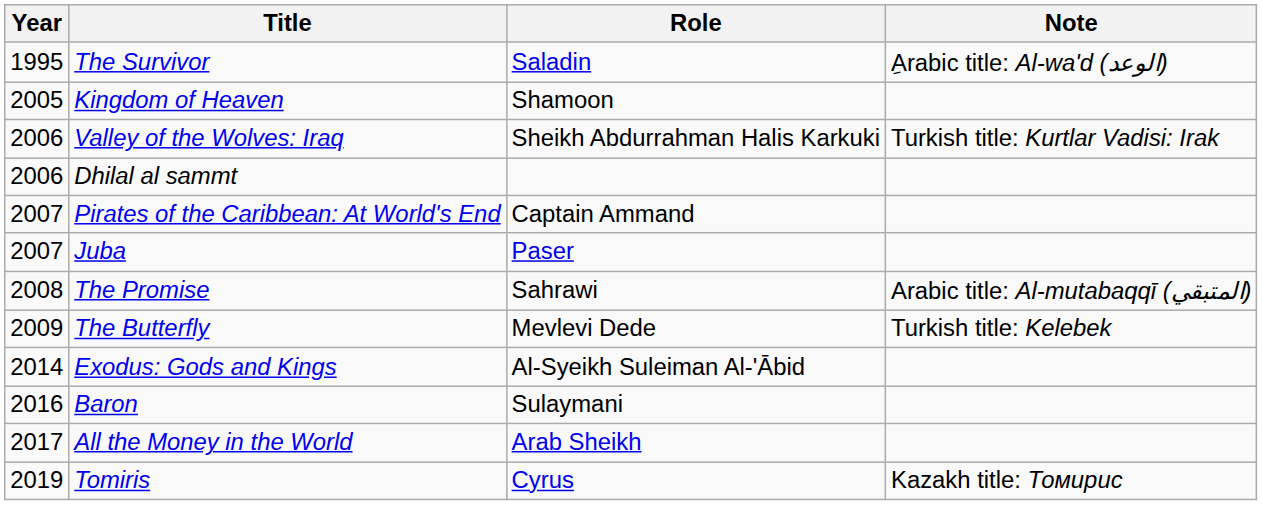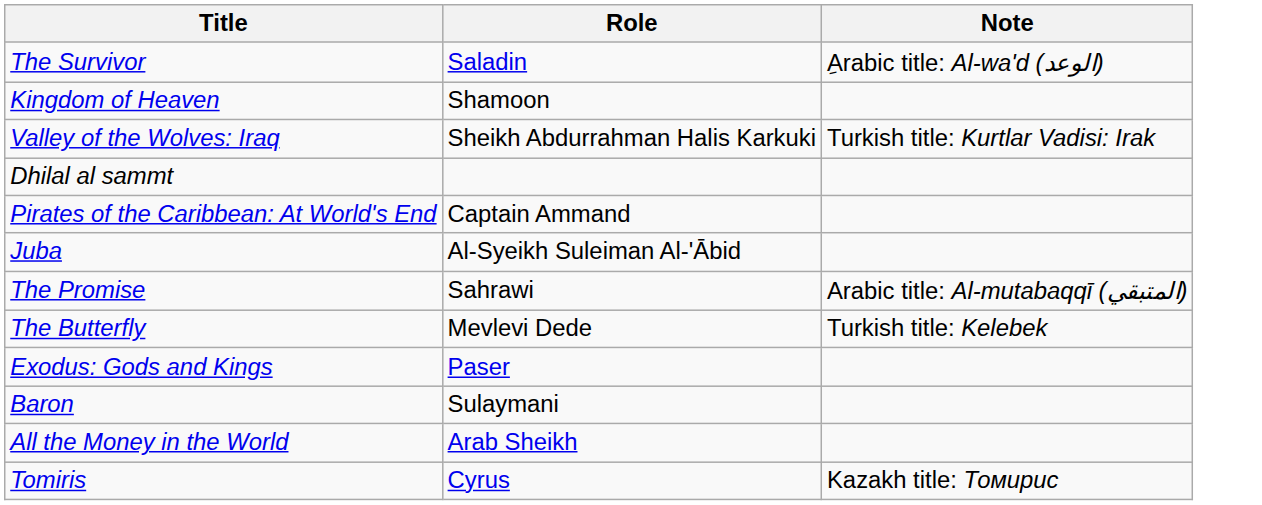- column: (37, 23)
(543, 251) Paser -> (594, 251) Al-Syeikh Suleiman Al-'Ābid
(658, 366) Al-Syeikh Suleiman Al-'Ābid -> (479, 366) Paser
